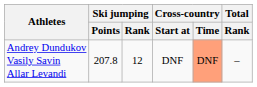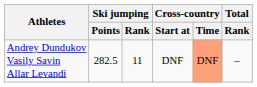(106, 61) 207.8 -> (106, 61) 282.5
(137, 61) 12 -> (137, 61) 11
